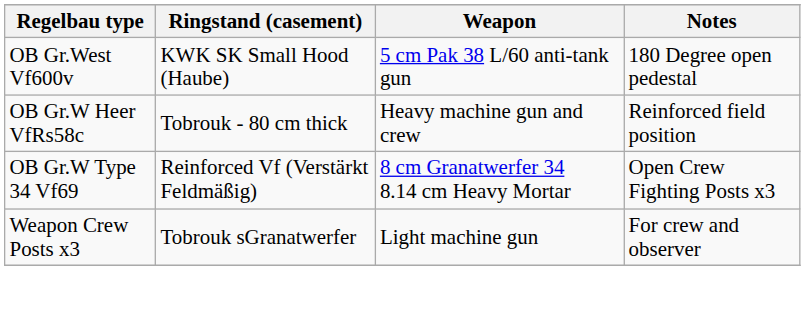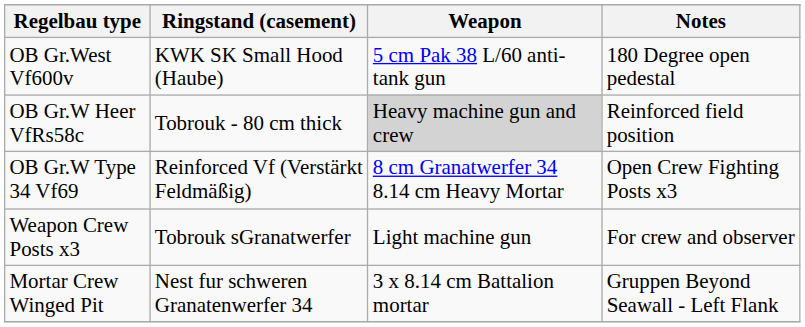(481, 122) no background -> (474, 122) lightgrey background
+ row: (64, 293)
